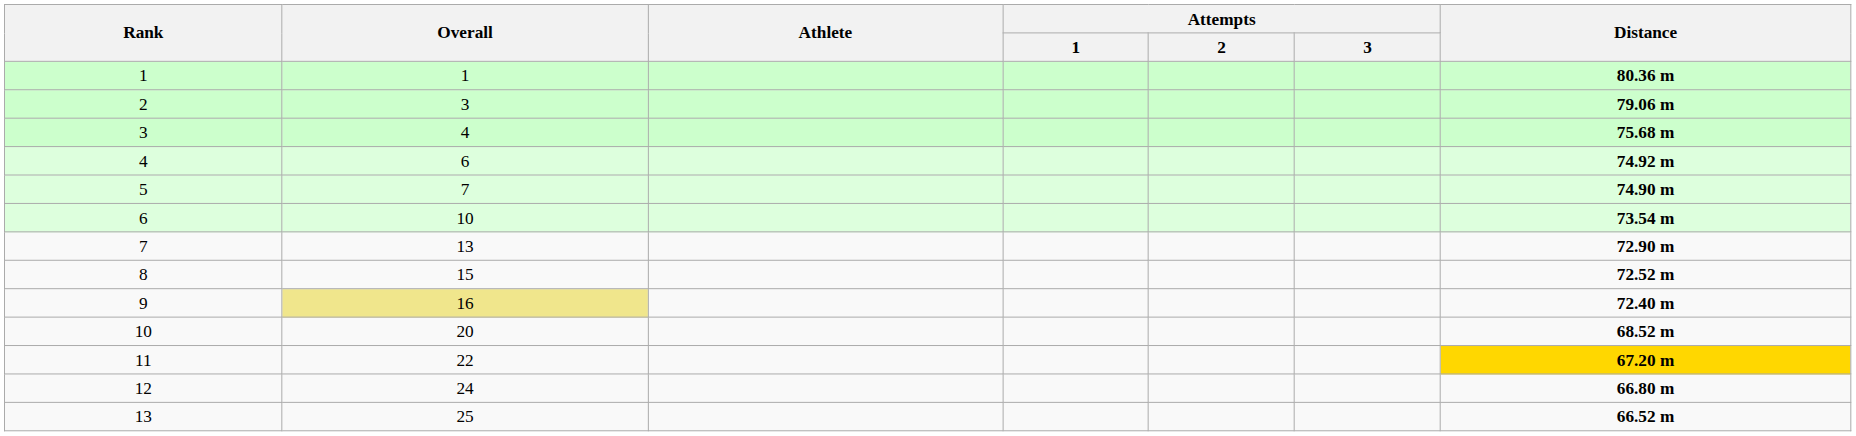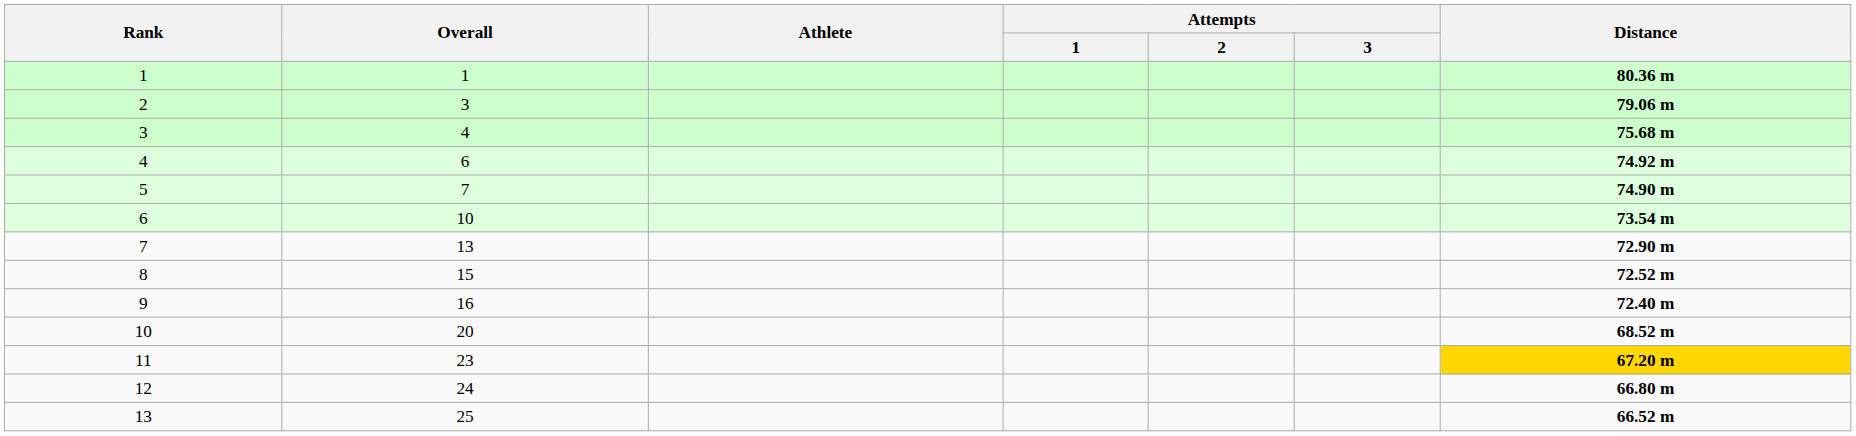(465, 302) khaki background -> (465, 302) no background
(465, 359) 22 -> (465, 359) 23
